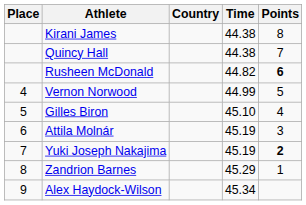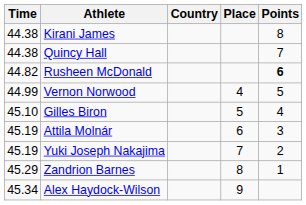columns swapped: (23, 14) <-> (240, 14)
(280, 151) bold -> (280, 151) normal
